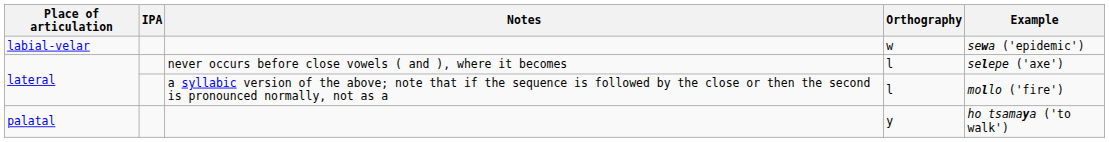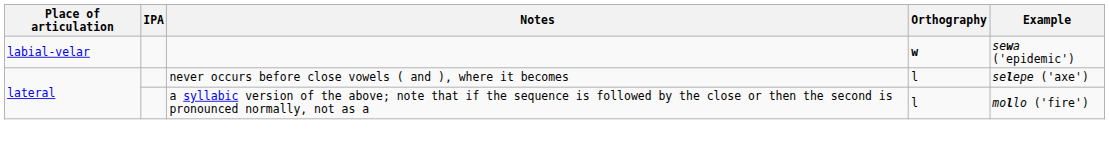(890, 46) normal -> (915, 52) bold
- row: (31, 121)
